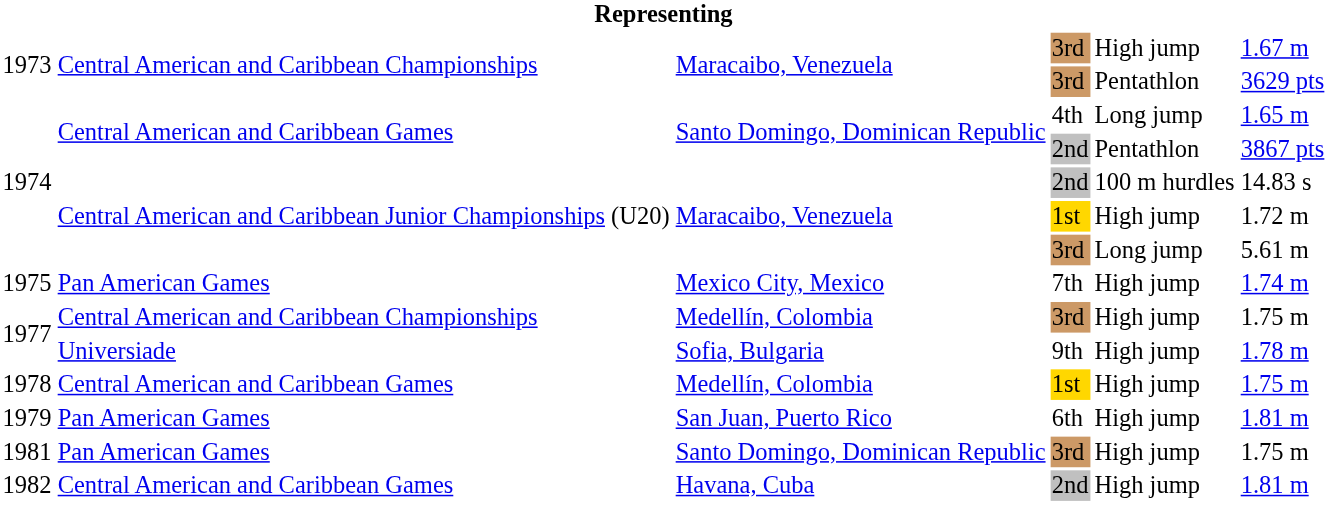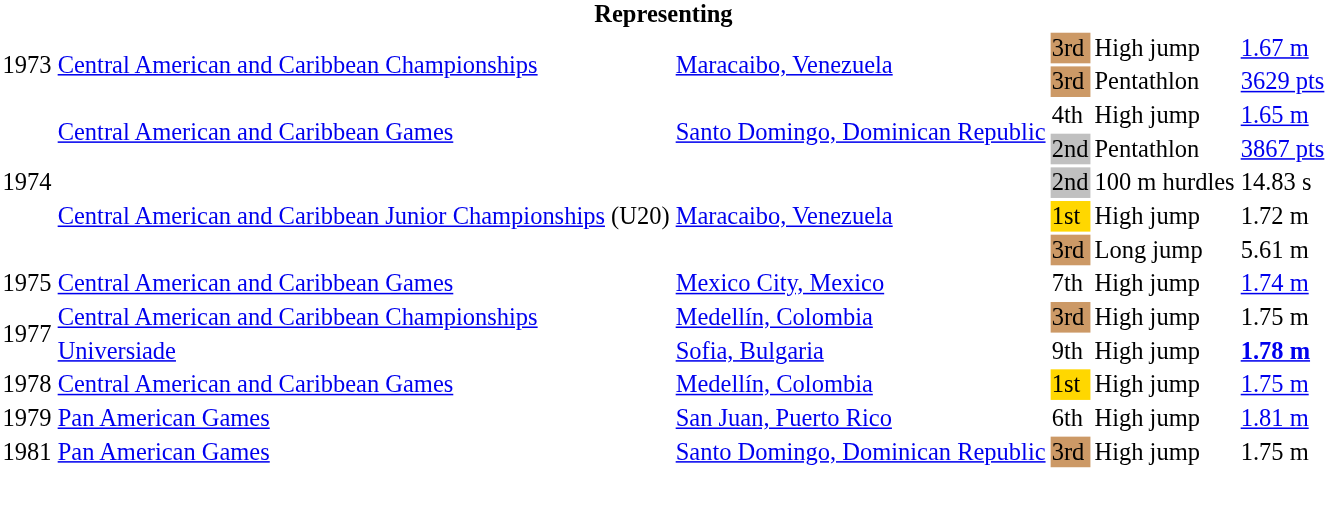(1149, 115) Long jump -> (1147, 115) High jump
(164, 283) Pan American Games -> (255, 283) Central American and Caribbean Games
(1275, 350) normal -> (1275, 350) bold
- row: (27, 485)
